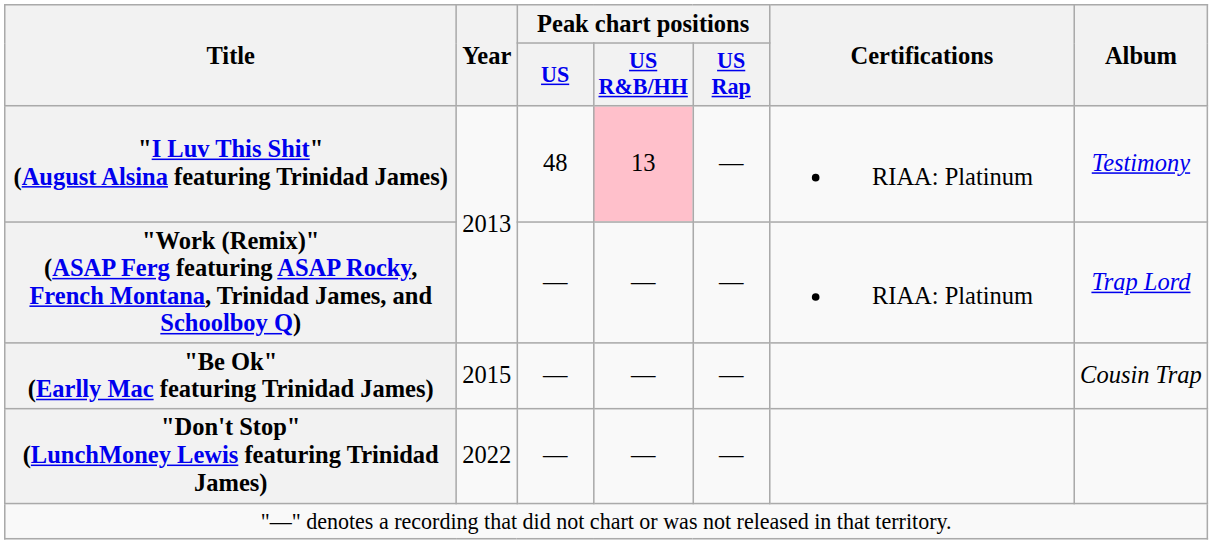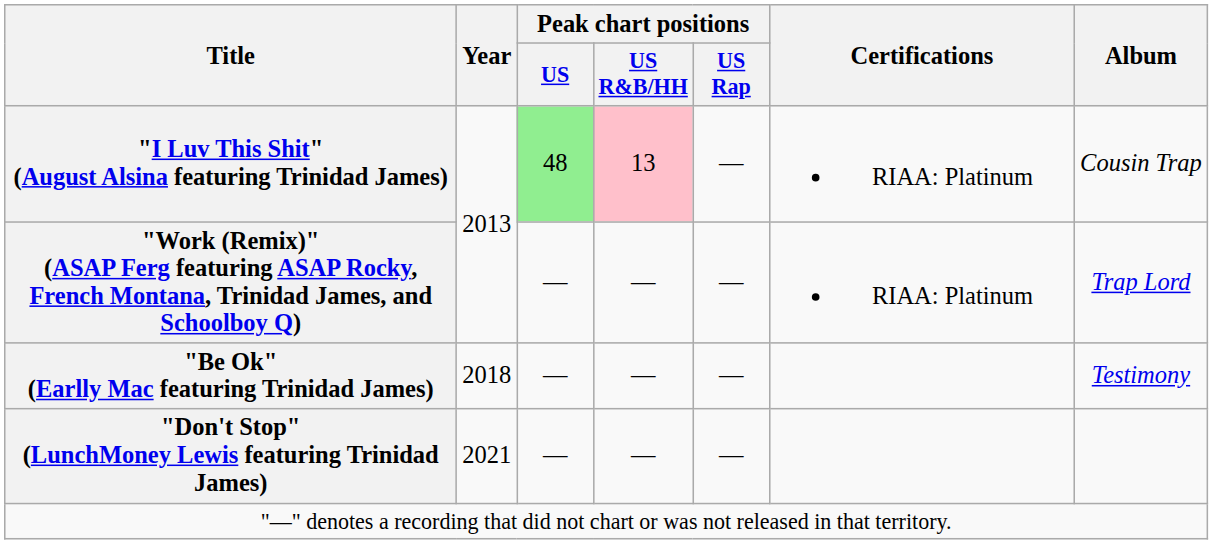(555, 163) no background -> (555, 163) lightgreen background
(1141, 163) Testimony -> (1141, 163) Cousin Trap
(487, 375) 2015 -> (487, 375) 2018
(1141, 375) Cousin Trap -> (1141, 375) Testimony
(487, 455) 2022 -> (487, 455) 2021
